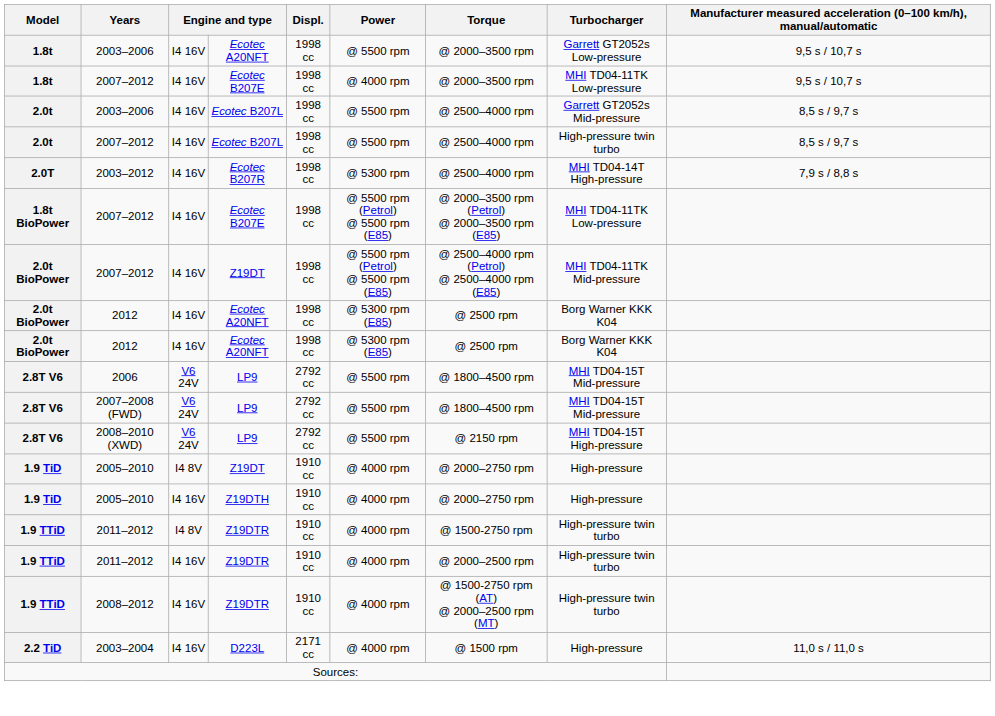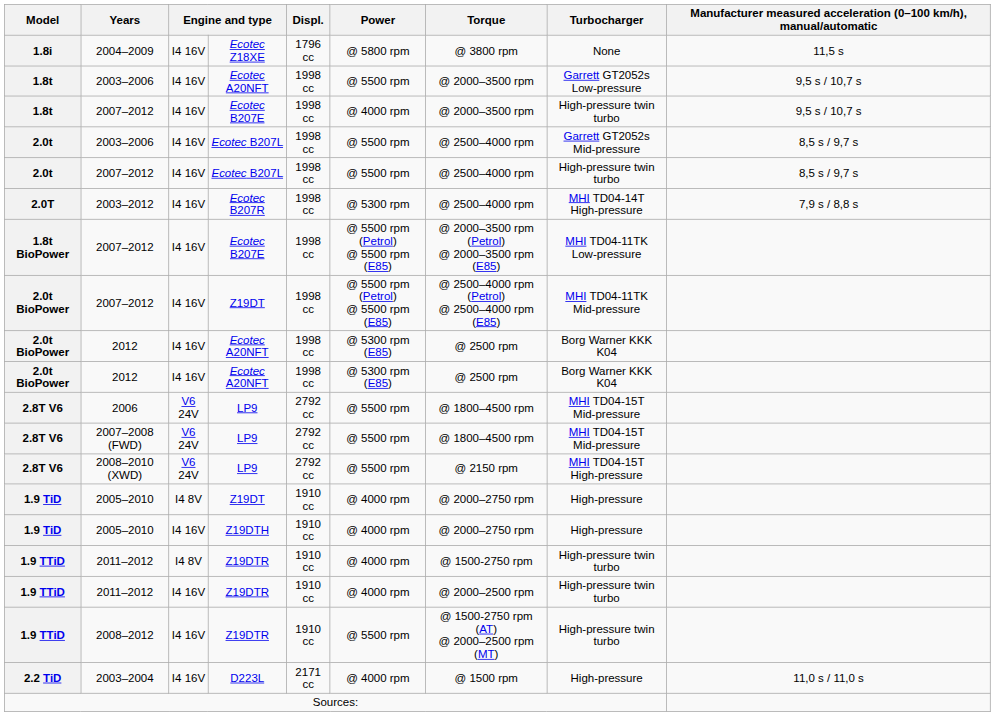+ row: (43, 50)
(607, 81) MHI TD04-11TK Low-pressure -> (607, 111) High-pressure twin turbo
(378, 604) @ 4000 rpm -> (378, 634) @ 5500 rpm
